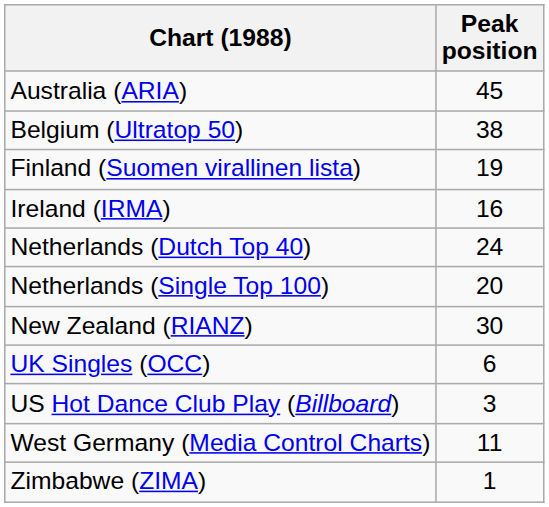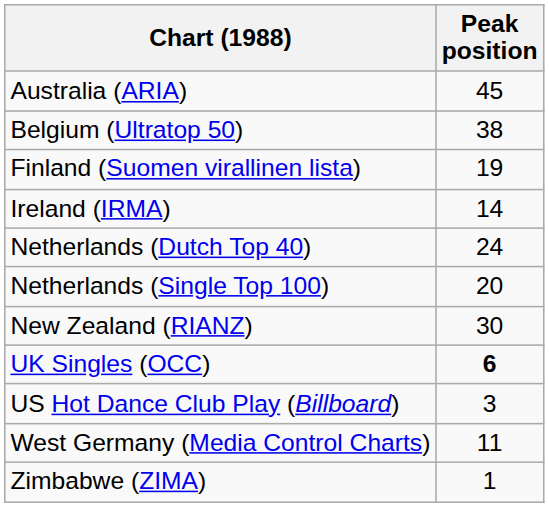(490, 208) 16 -> (490, 208) 14
(490, 364) normal -> (490, 364) bold
